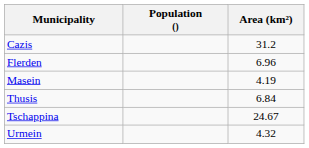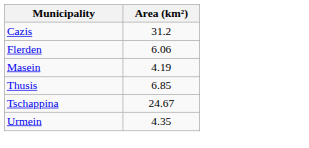- column: (176, 19)
(266, 62) 6.96 -> (161, 49) 6.06
(266, 98) 6.84 -> (161, 85) 6.85
(266, 134) 4.32 -> (161, 121) 4.35
